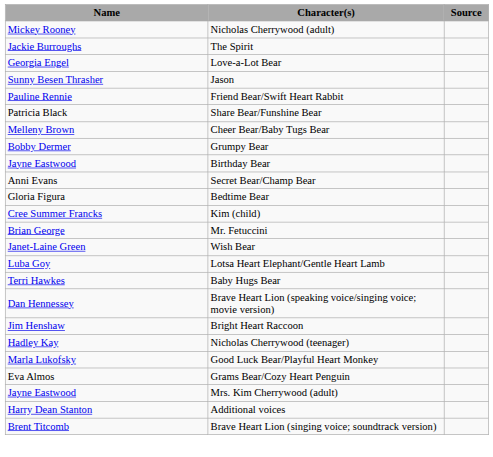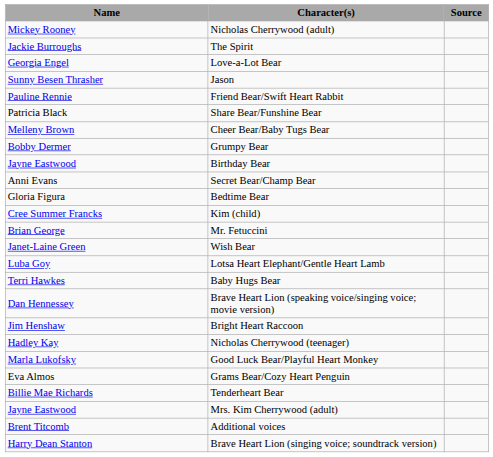+ row: (247, 393)
(50, 409) Harry Dean Stanton -> (38, 426) Brent Titcomb
(38, 426) Brent Titcomb -> (50, 443) Harry Dean Stanton
